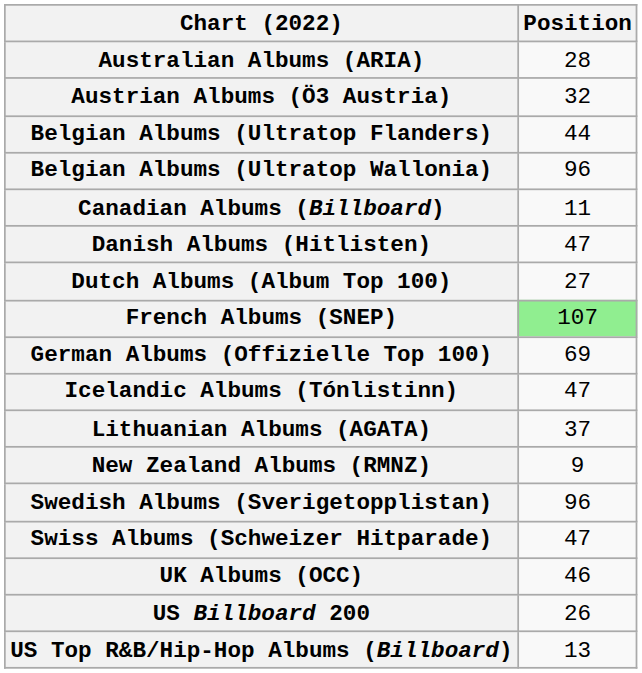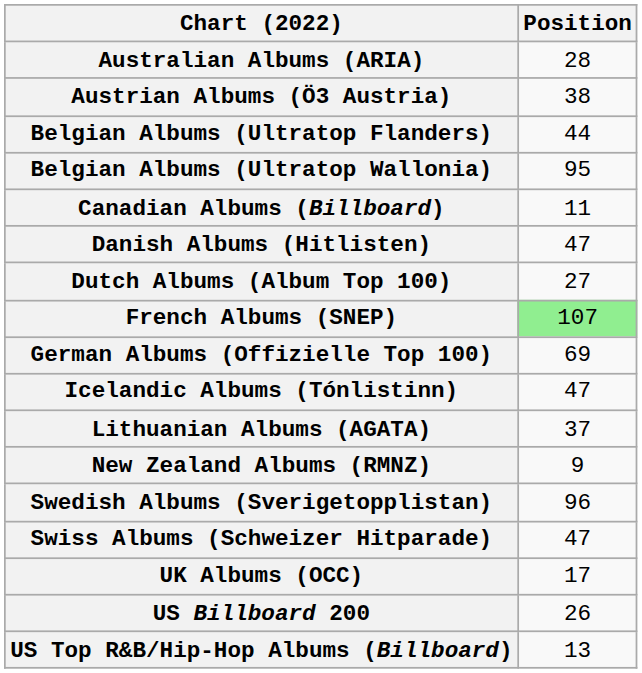(578, 97) 32 -> (578, 97) 38
(578, 171) 96 -> (578, 171) 95
(578, 576) 46 -> (578, 576) 17
